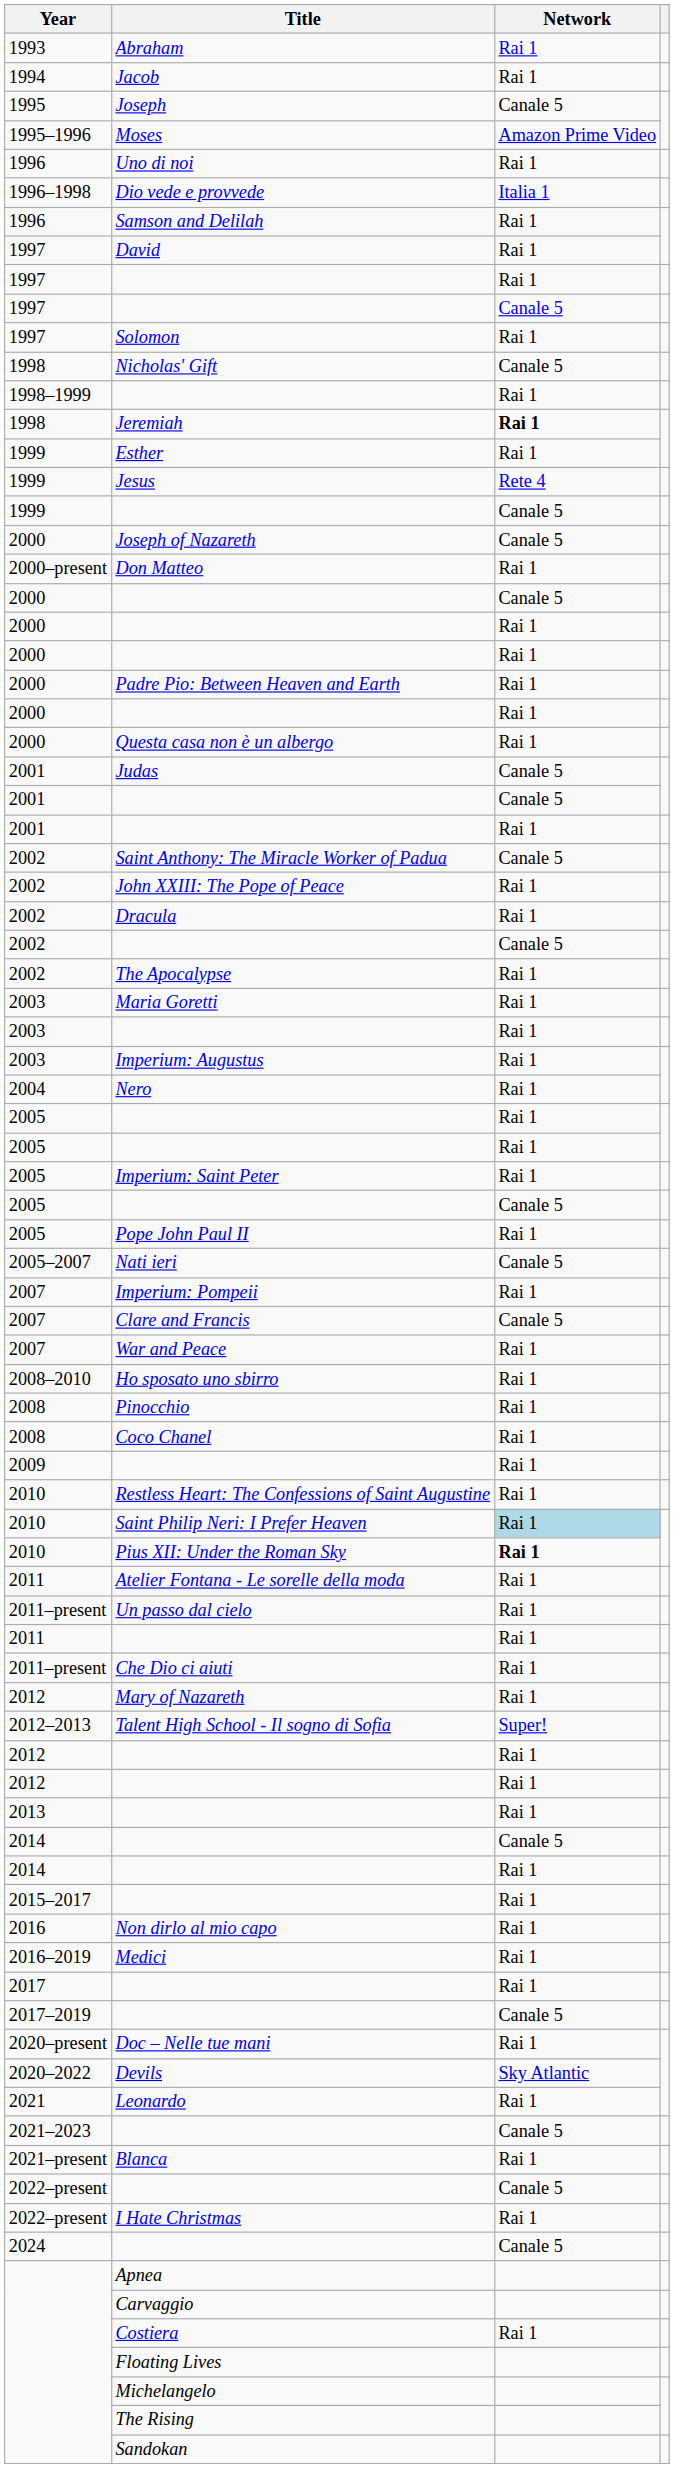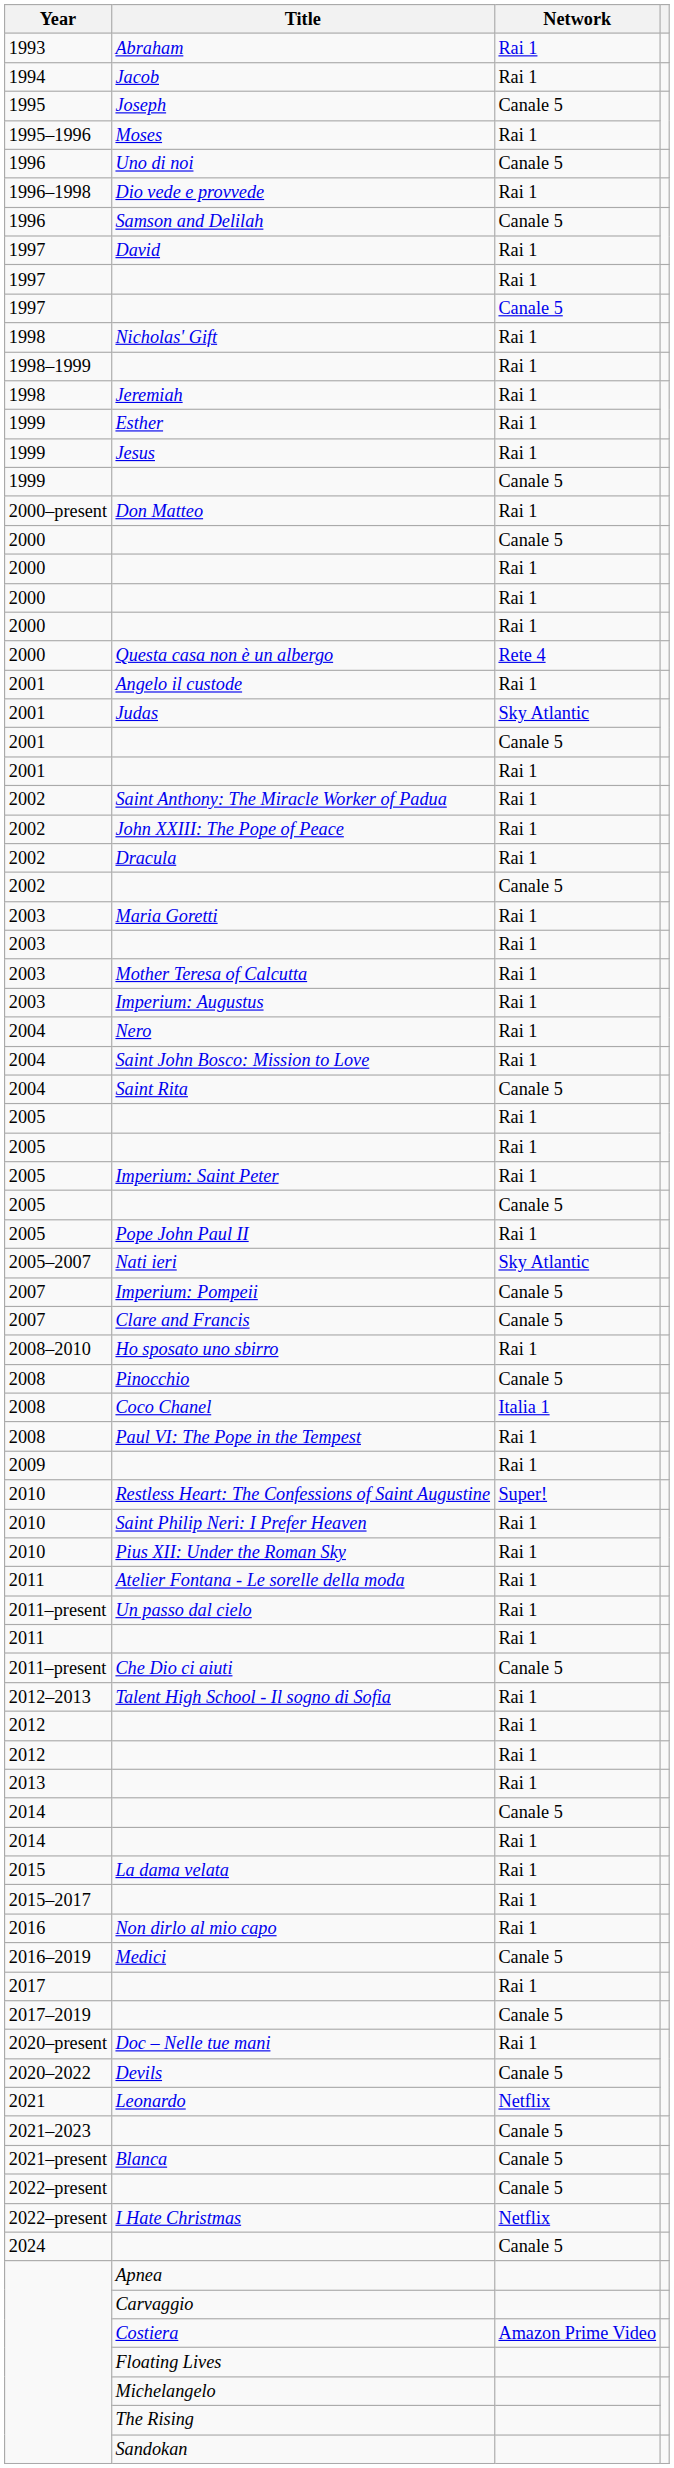(577, 134) Amazon Prime Video -> (518, 134) Rai 1
(518, 163) Rai 1 -> (531, 163) Canale 5
(524, 192) Italia 1 -> (518, 192) Rai 1
(518, 221) Rai 1 -> (531, 221) Canale 5
- row: (27, 337)
(531, 366) Canale 5 -> (518, 337) Rai 1
(519, 423) bold -> (518, 395) normal
(522, 481) Rete 4 -> (518, 452) Rai 1
- row: (27, 539)
- row: (27, 684)
(518, 742) Rai 1 -> (522, 655) Rete 4
+ row: (27, 684)
(531, 771) Canale 5 -> (544, 713) Sky Atlantic
(531, 857) Canale 5 -> (518, 800) Rai 1
- row: (27, 973)
+ row: (27, 973)
+ row: (27, 1060)
+ row: (27, 1089)
(531, 1262) Canale 5 -> (544, 1262) Sky Atlantic
(518, 1291) Rai 1 -> (531, 1291) Canale 5
- row: (27, 1349)
(518, 1407) Rai 1 -> (531, 1378) Canale 5
(518, 1436) Rai 1 -> (524, 1407) Italia 1
+ row: (27, 1436)
(518, 1494) Rai 1 -> (523, 1494) Super!
(518, 1523) lightblue background -> (518, 1523) no background
(519, 1552) bold -> (518, 1552) normal
(518, 1667) Rai 1 -> (531, 1667) Canale 5
- row: (27, 1696)
(523, 1725) Super! -> (518, 1696) Rai 1
+ row: (27, 1870)
(518, 1957) Rai 1 -> (531, 1957) Canale 5
(544, 2072) Sky Atlantic -> (531, 2072) Canale 5
(518, 2101) Rai 1 -> (524, 2101) Netflix
(518, 2159) Rai 1 -> (531, 2159) Canale 5
(518, 2217) Rai 1 -> (524, 2217) Netflix
(518, 2333) Rai 1 -> (577, 2333) Amazon Prime Video
